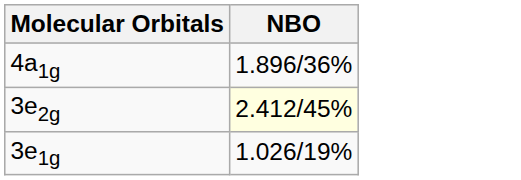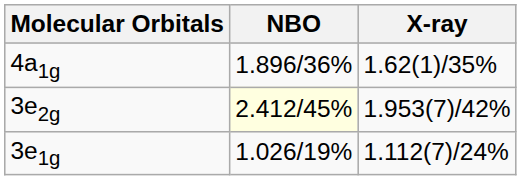+ column: (437, 23)
